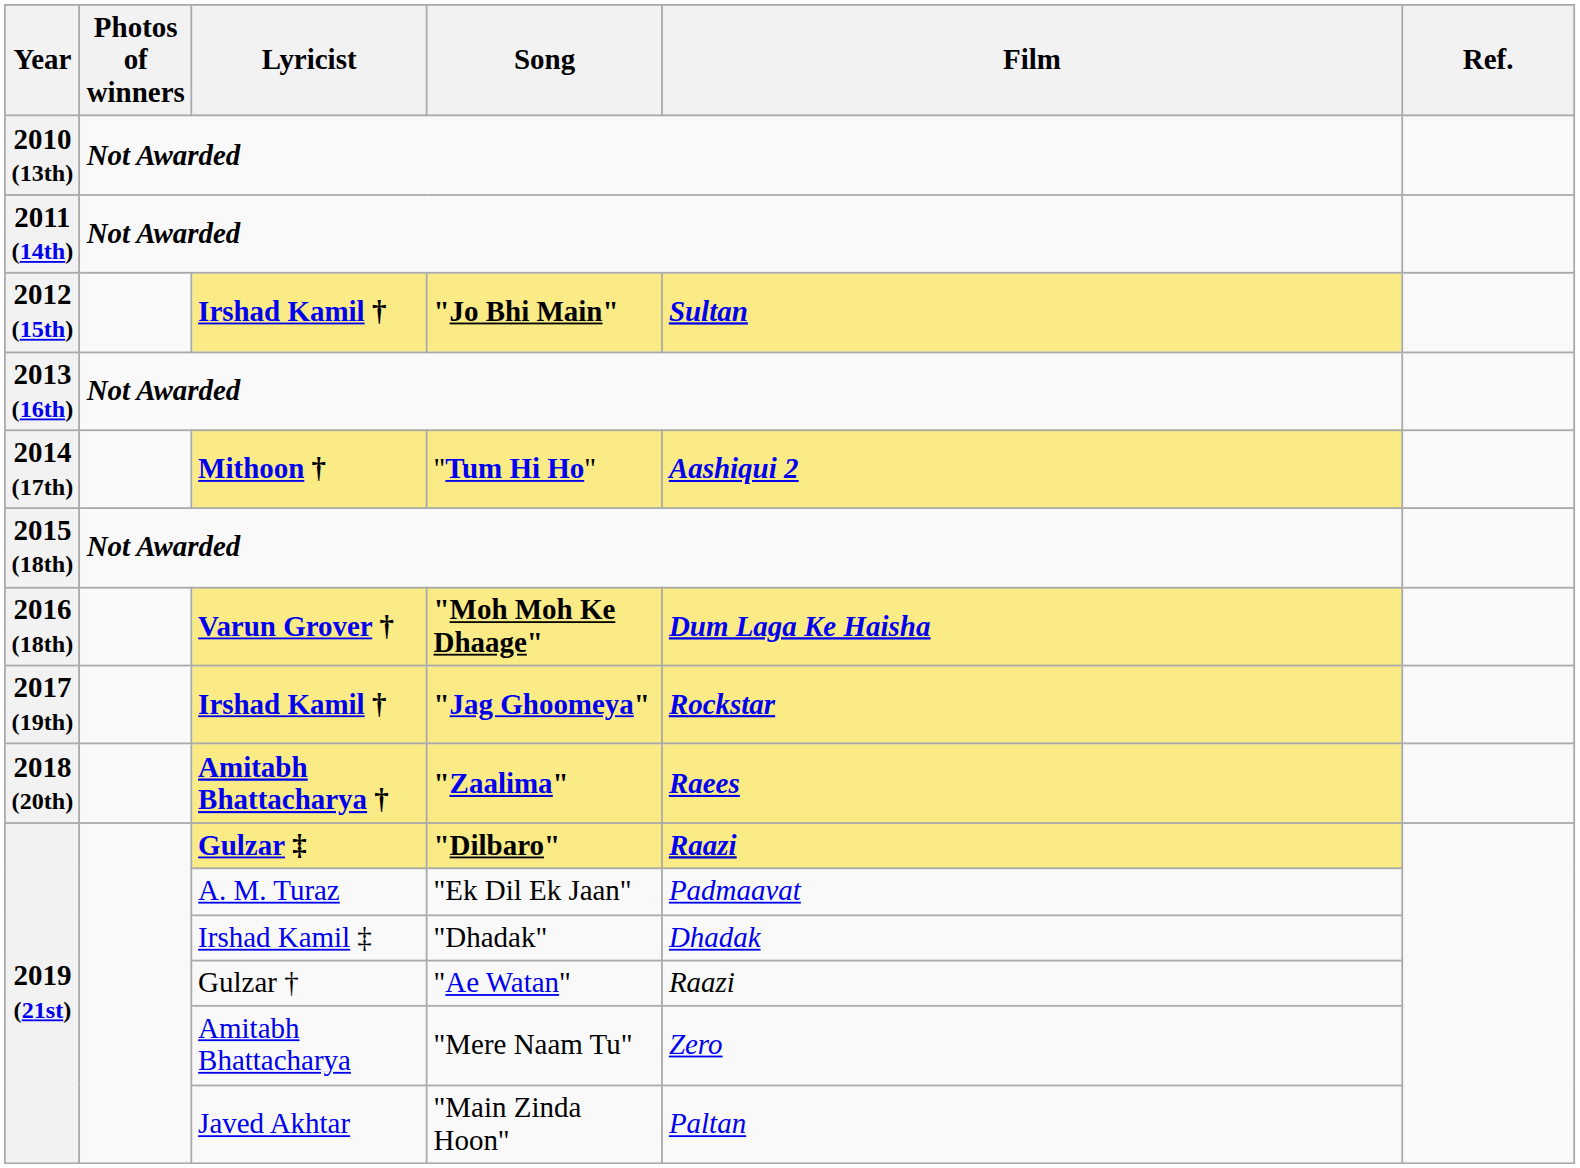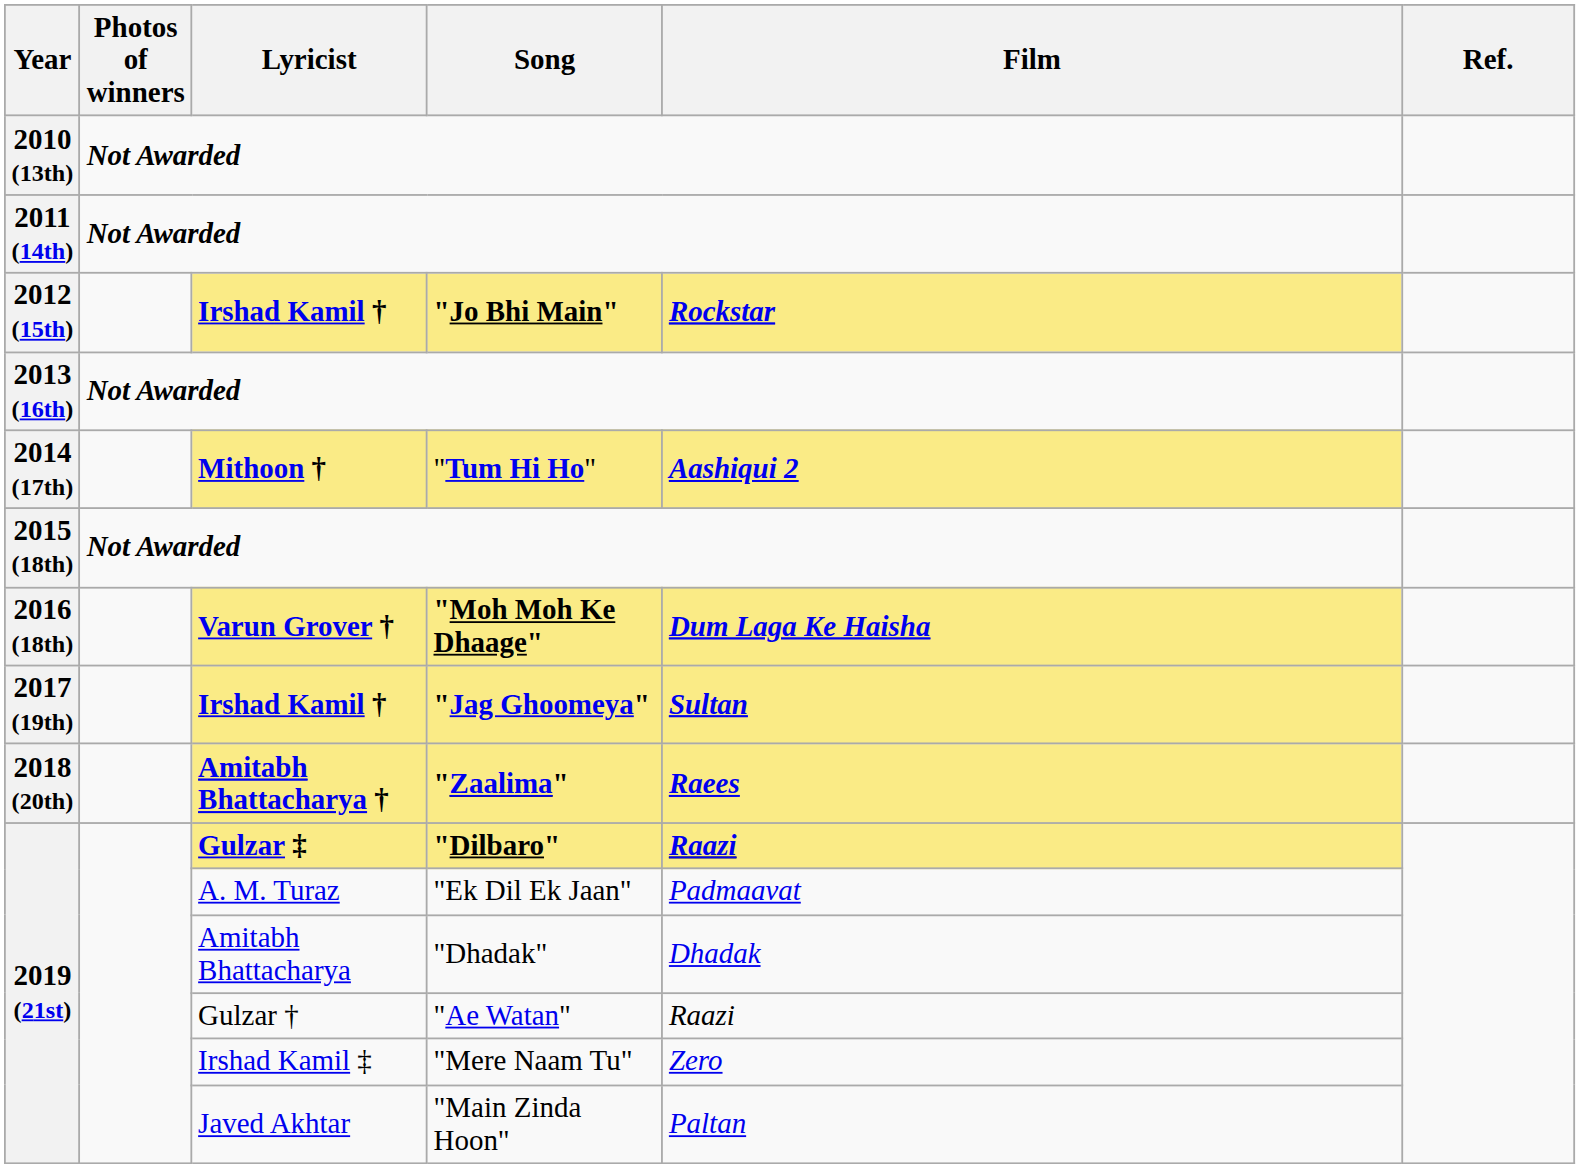(708, 311) Sultan -> (722, 311) Rockstar
(722, 704) Rockstar -> (708, 704) Sultan
(285, 936) Irshad Kamil ‡ -> (275, 953) Amitabh Bhattacharya
(275, 1045) Amitabh Bhattacharya -> (285, 1061) Irshad Kamil ‡
